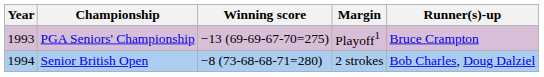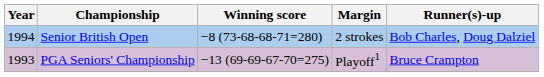rows swapped: (118, 38) <-> (94, 61)
